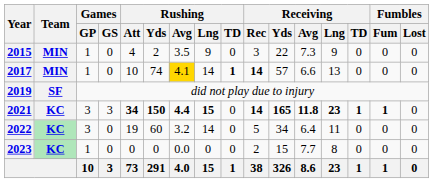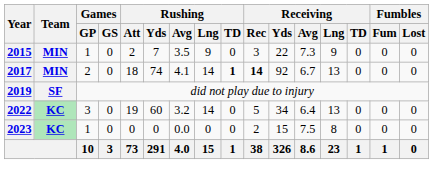(132, 52) 4 -> (132, 52) 2
(156, 52) 2 -> (156, 52) 7
(88, 71) 1 -> (88, 71) 2
(132, 71) 10 -> (132, 71) 18
(182, 71) gold background -> (182, 71) no background
(282, 71) 57 -> (282, 71) 92
(308, 71) 6.6 -> (308, 71) 6.7
- row: (19, 110)
(334, 129) 11 -> (334, 110) 13
(308, 149) 7.7 -> (308, 129) 7.5
